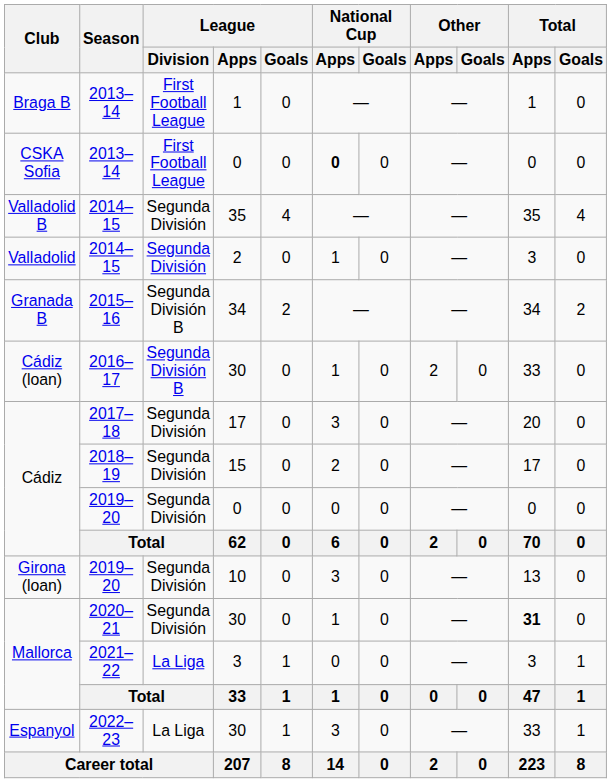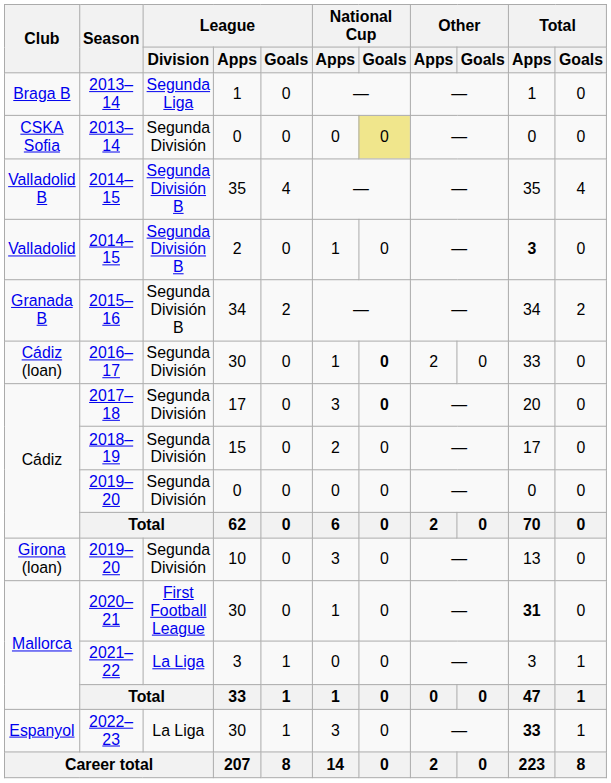(178, 102) First Football League -> (178, 94) Segunda Liga
(178, 163) First Football League -> (178, 136) Segunda División
(335, 163) bold -> (335, 136) normal
(384, 163) no background -> (384, 136) khaki background
(178, 215) Segunda División -> (178, 188) Segunda División B
(178, 258) Segunda División -> (178, 249) Segunda División B
(532, 258) normal -> (532, 249) bold
(178, 371) Segunda División B -> (178, 362) Segunda División
(384, 371) normal -> (384, 362) bold
(384, 422) normal -> (384, 405) bold
(178, 619) Segunda División -> (178, 610) First Football League
(532, 730) normal -> (532, 730) bold
